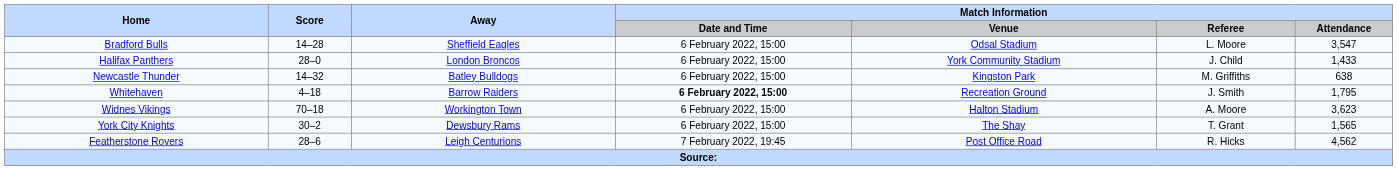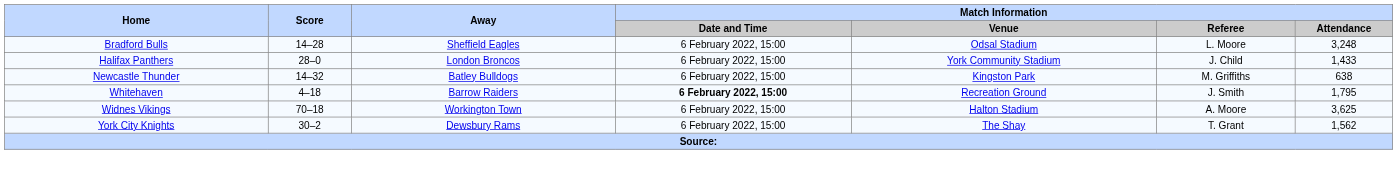(1344, 45) 3,547 -> (1344, 45) 3,248
(1344, 109) 3,623 -> (1344, 109) 3,625
(1344, 125) 1,565 -> (1344, 125) 1,562
- row: (136, 141)
